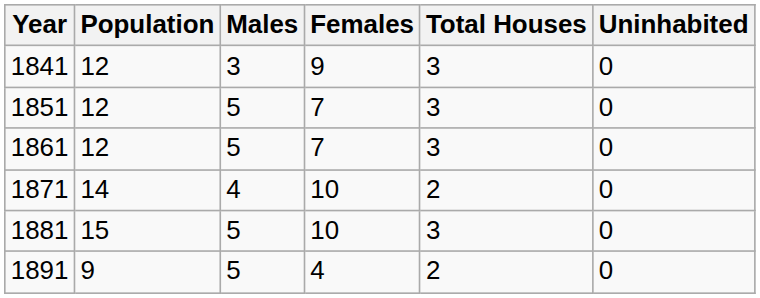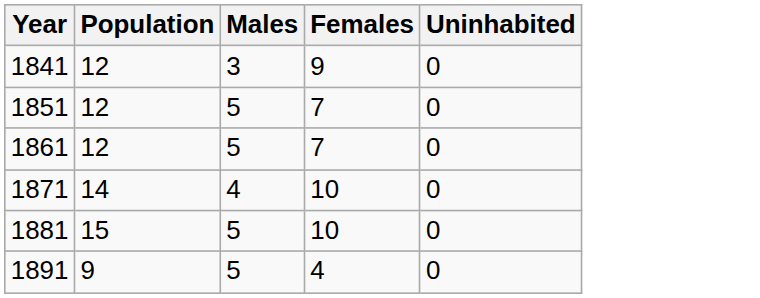- column: (506, 25)
